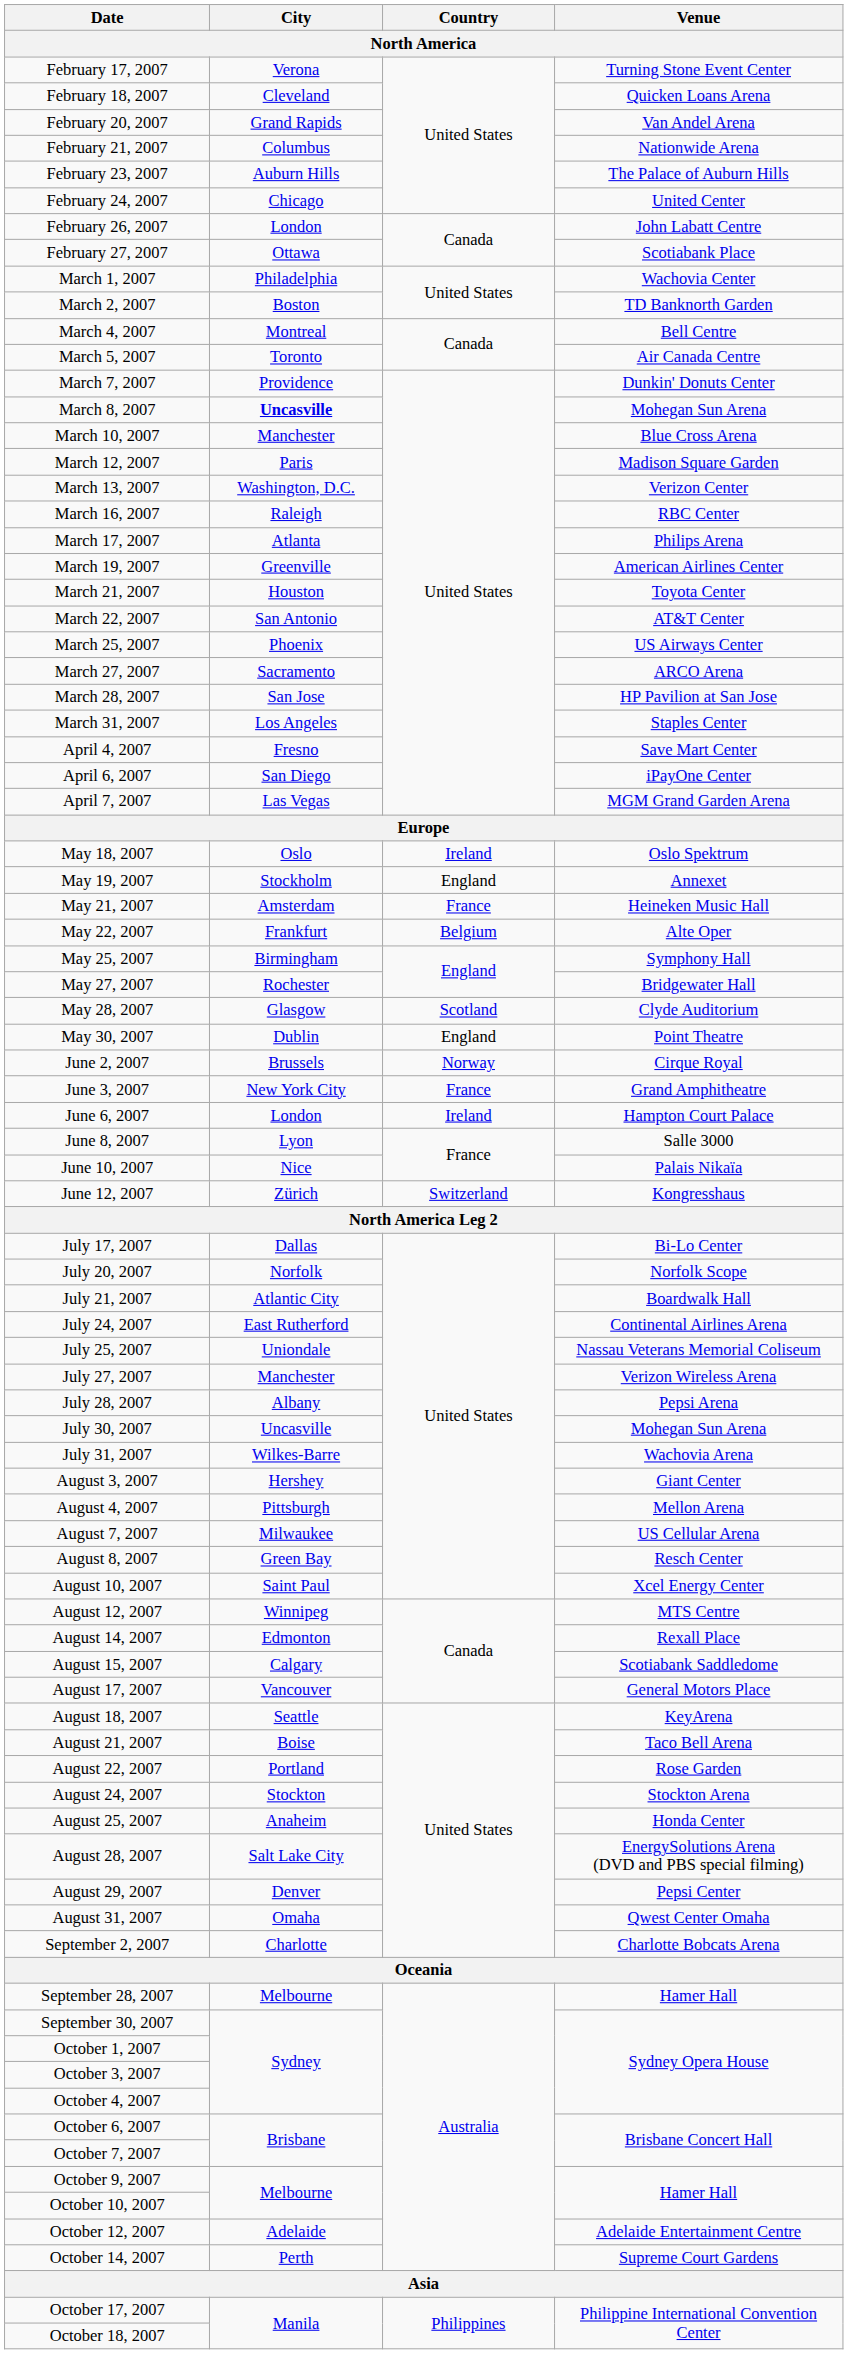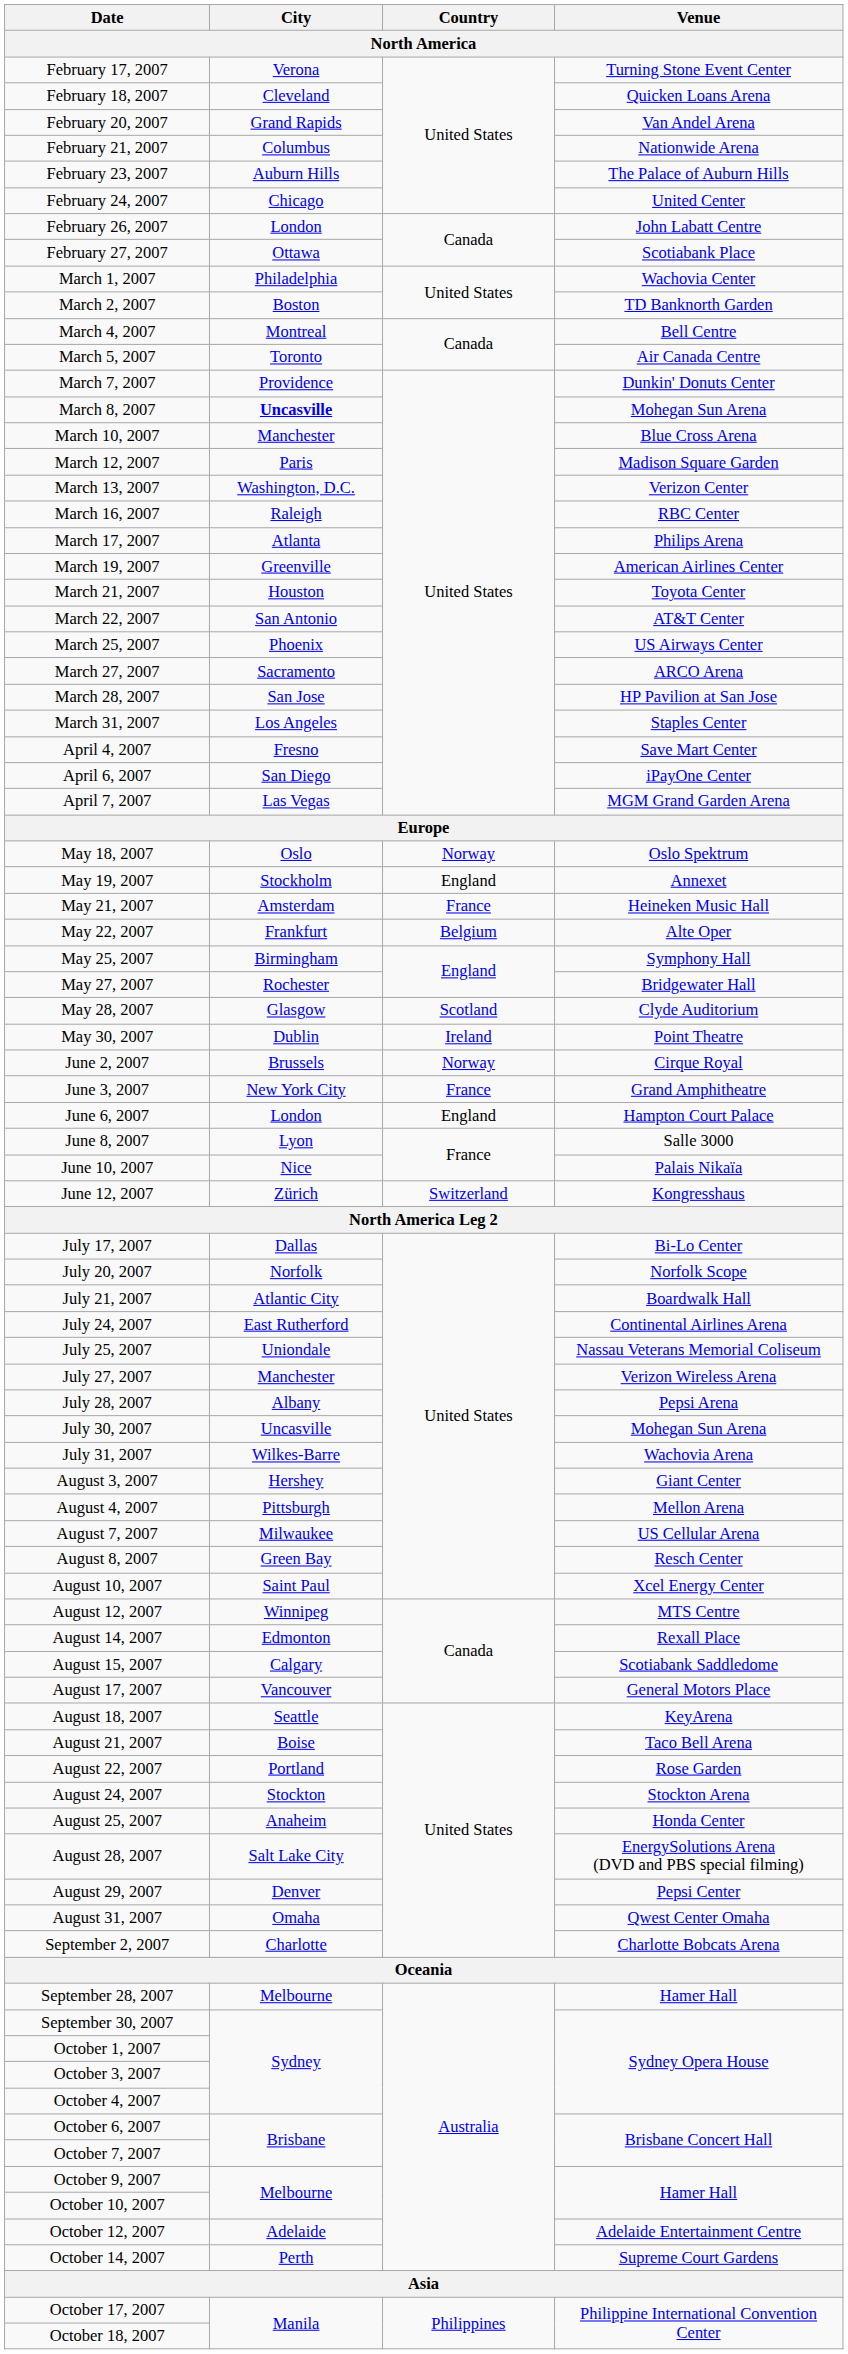(468, 853) Ireland -> (468, 853) Norway
(468, 1036) England -> (468, 1036) Ireland
(468, 1115) Ireland -> (468, 1115) England
